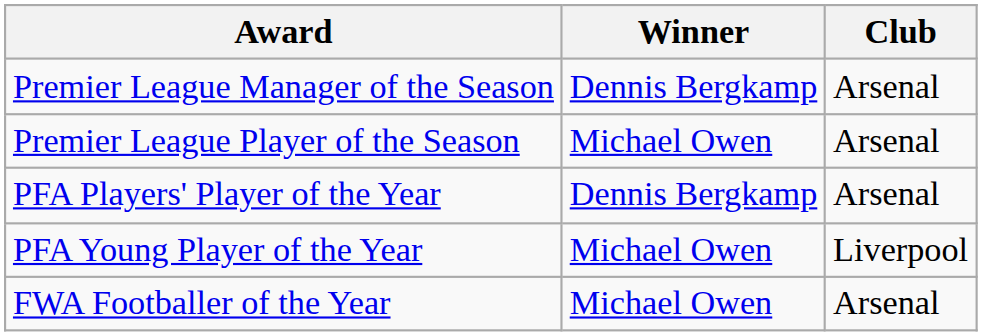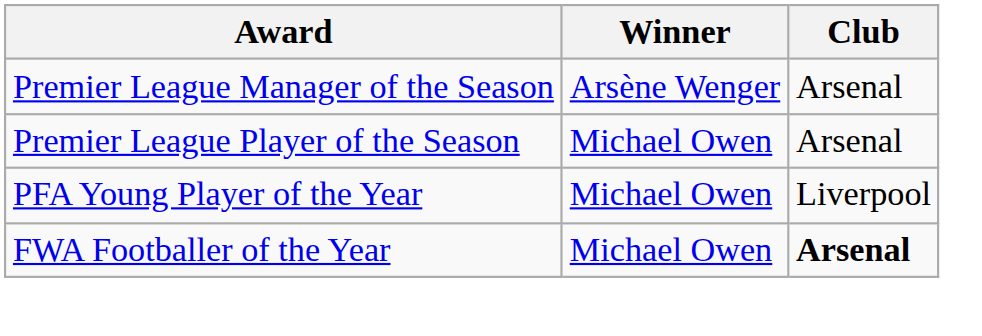(694, 85) Dennis Bergkamp -> (675, 85) Arsène Wenger
- row: (227, 194)
(886, 303) normal -> (853, 248) bold
